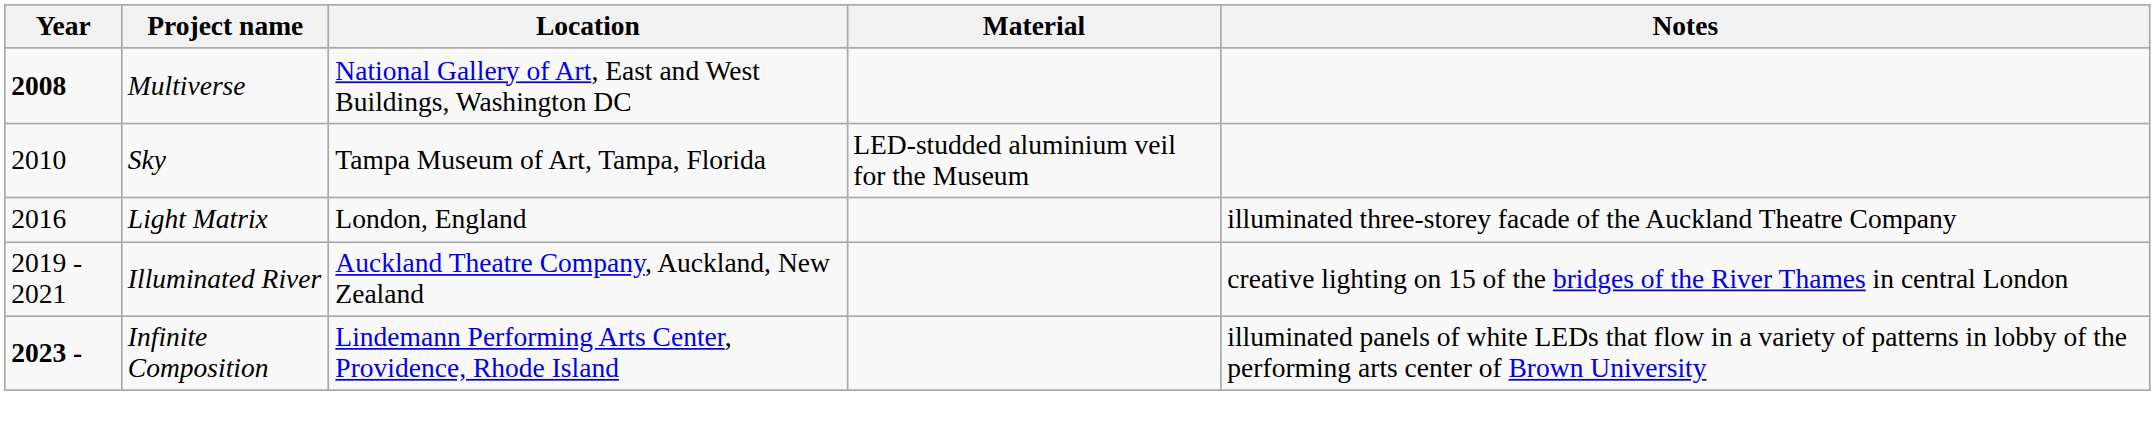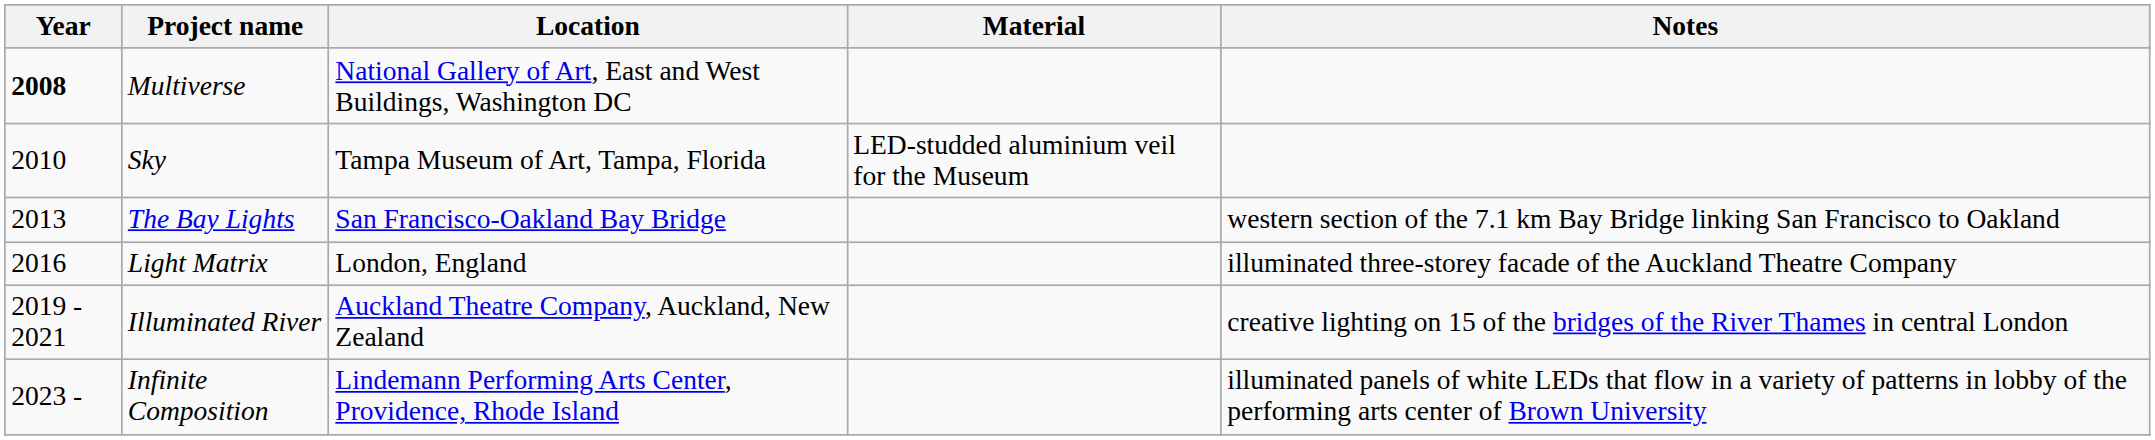+ row: (211, 219)
(47, 352) bold -> (47, 396) normal
